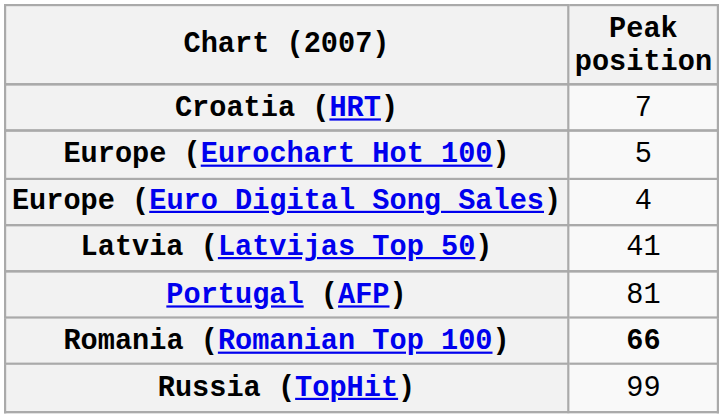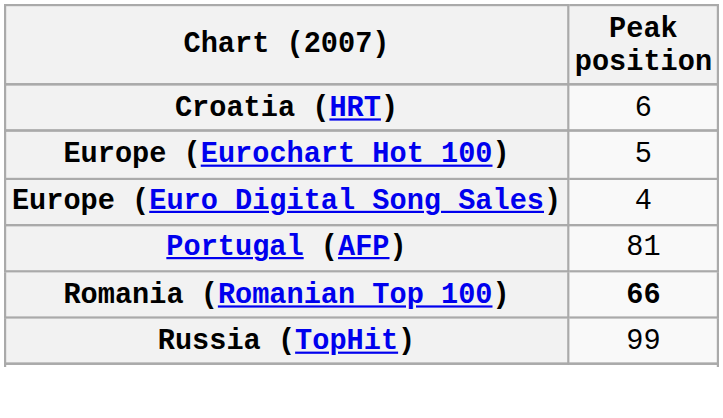(643, 108) 7 -> (643, 108) 6
- row: (287, 248)
